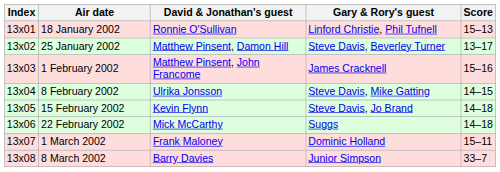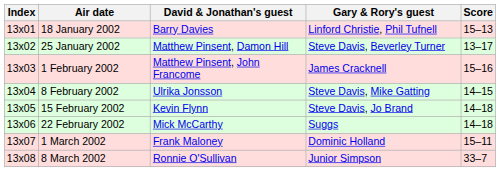(195, 29) Ronnie O'Sullivan -> (183, 29) Barry Davies
(183, 158) Barry Davies -> (195, 158) Ronnie O'Sullivan
